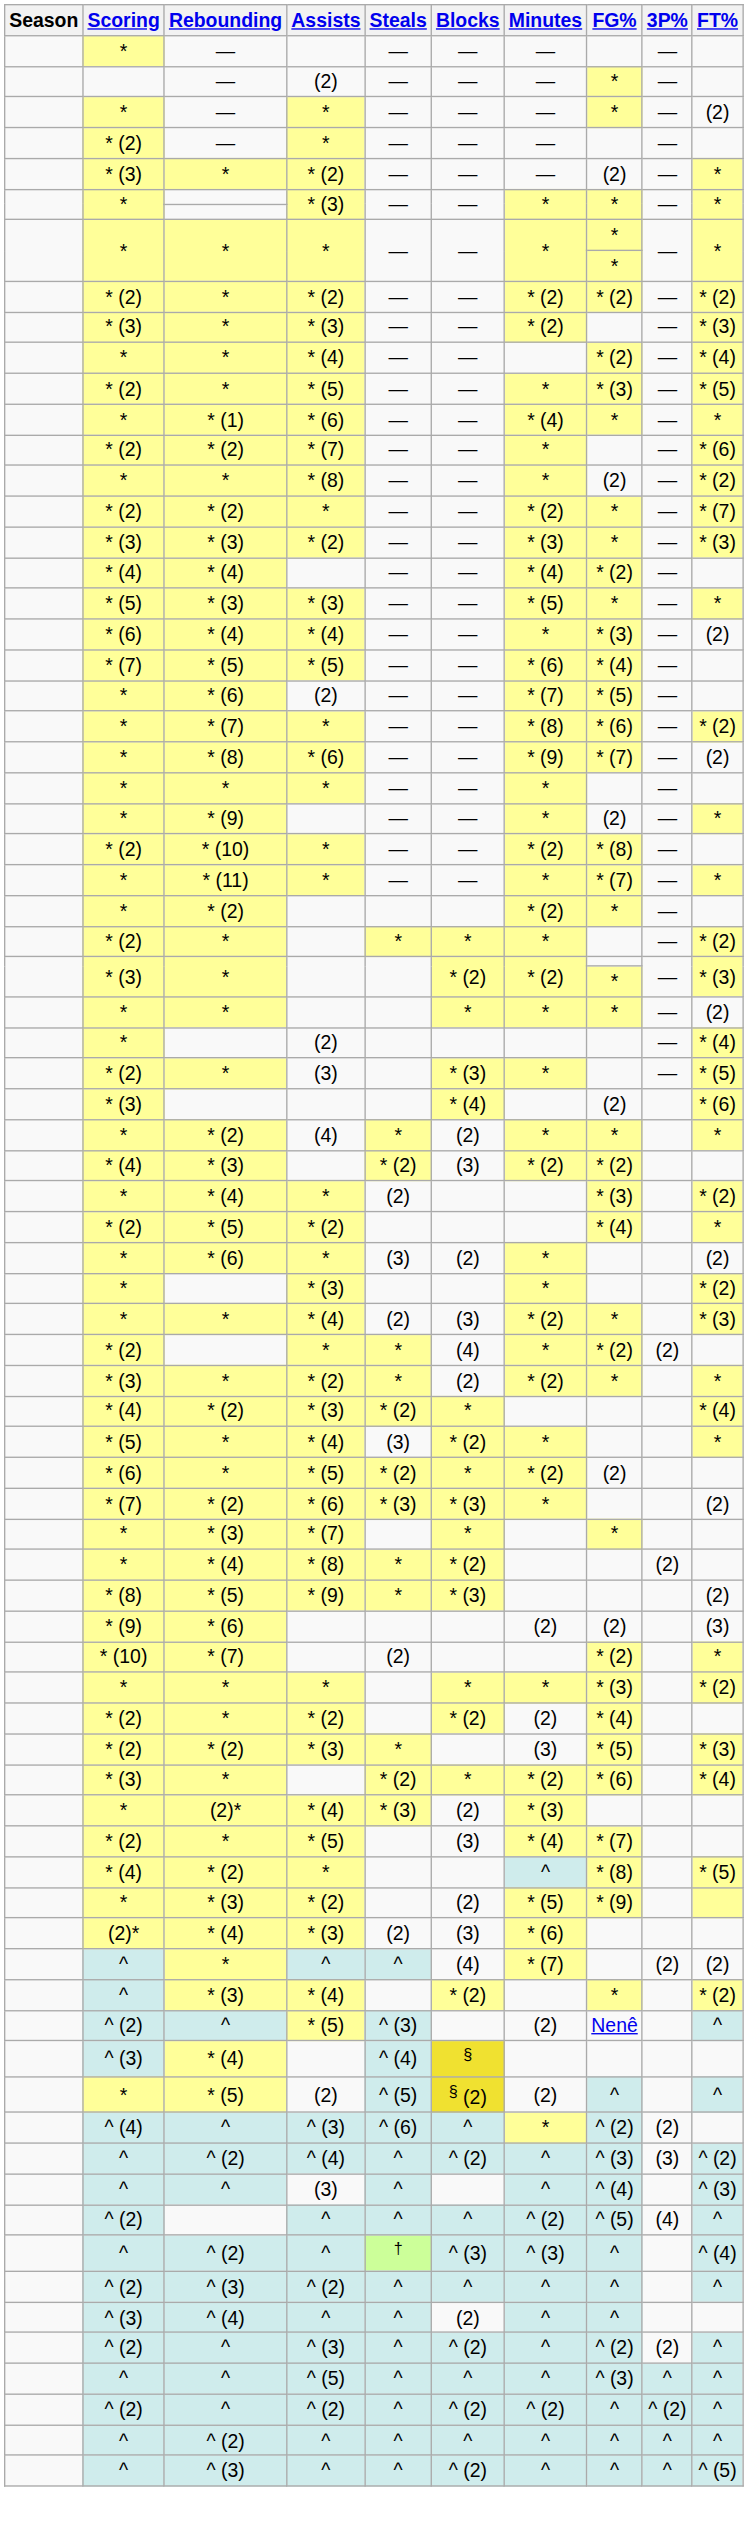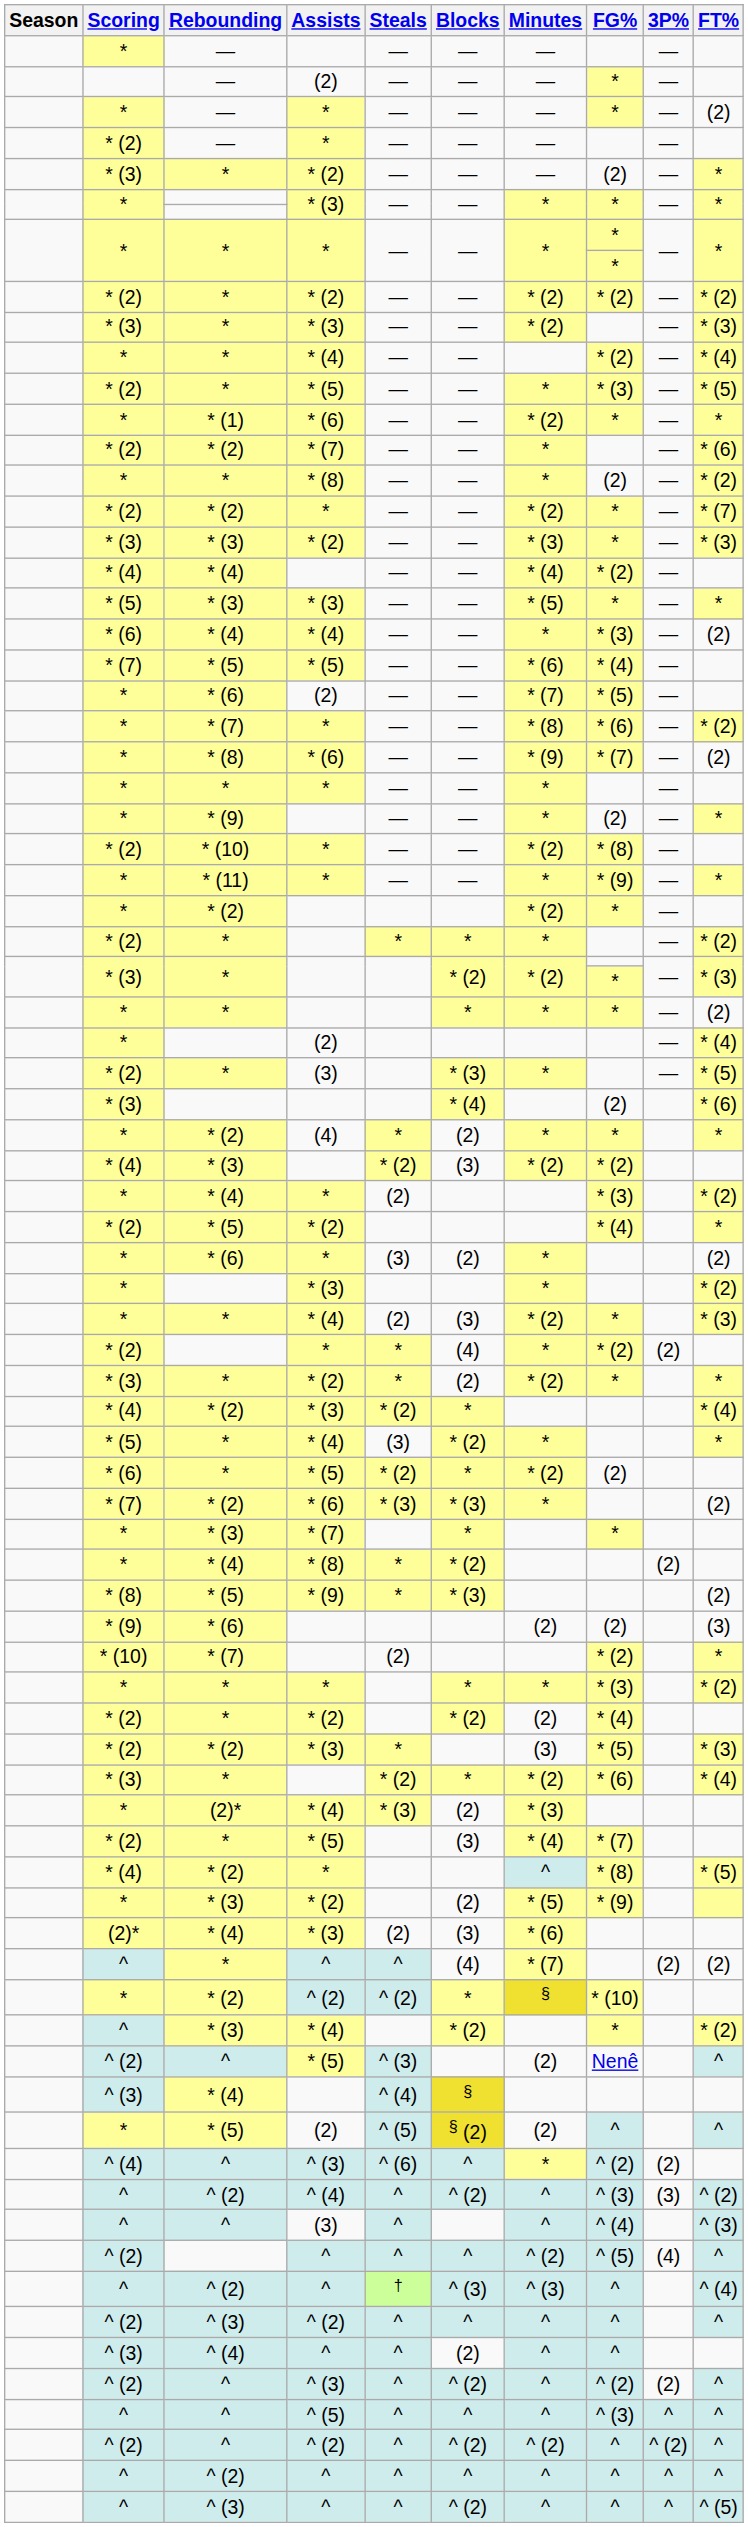(545, 420) * (4) -> (545, 420) * (2)
(615, 880) * (7) -> (615, 880) * (9)
+ row: (226, 1998)
